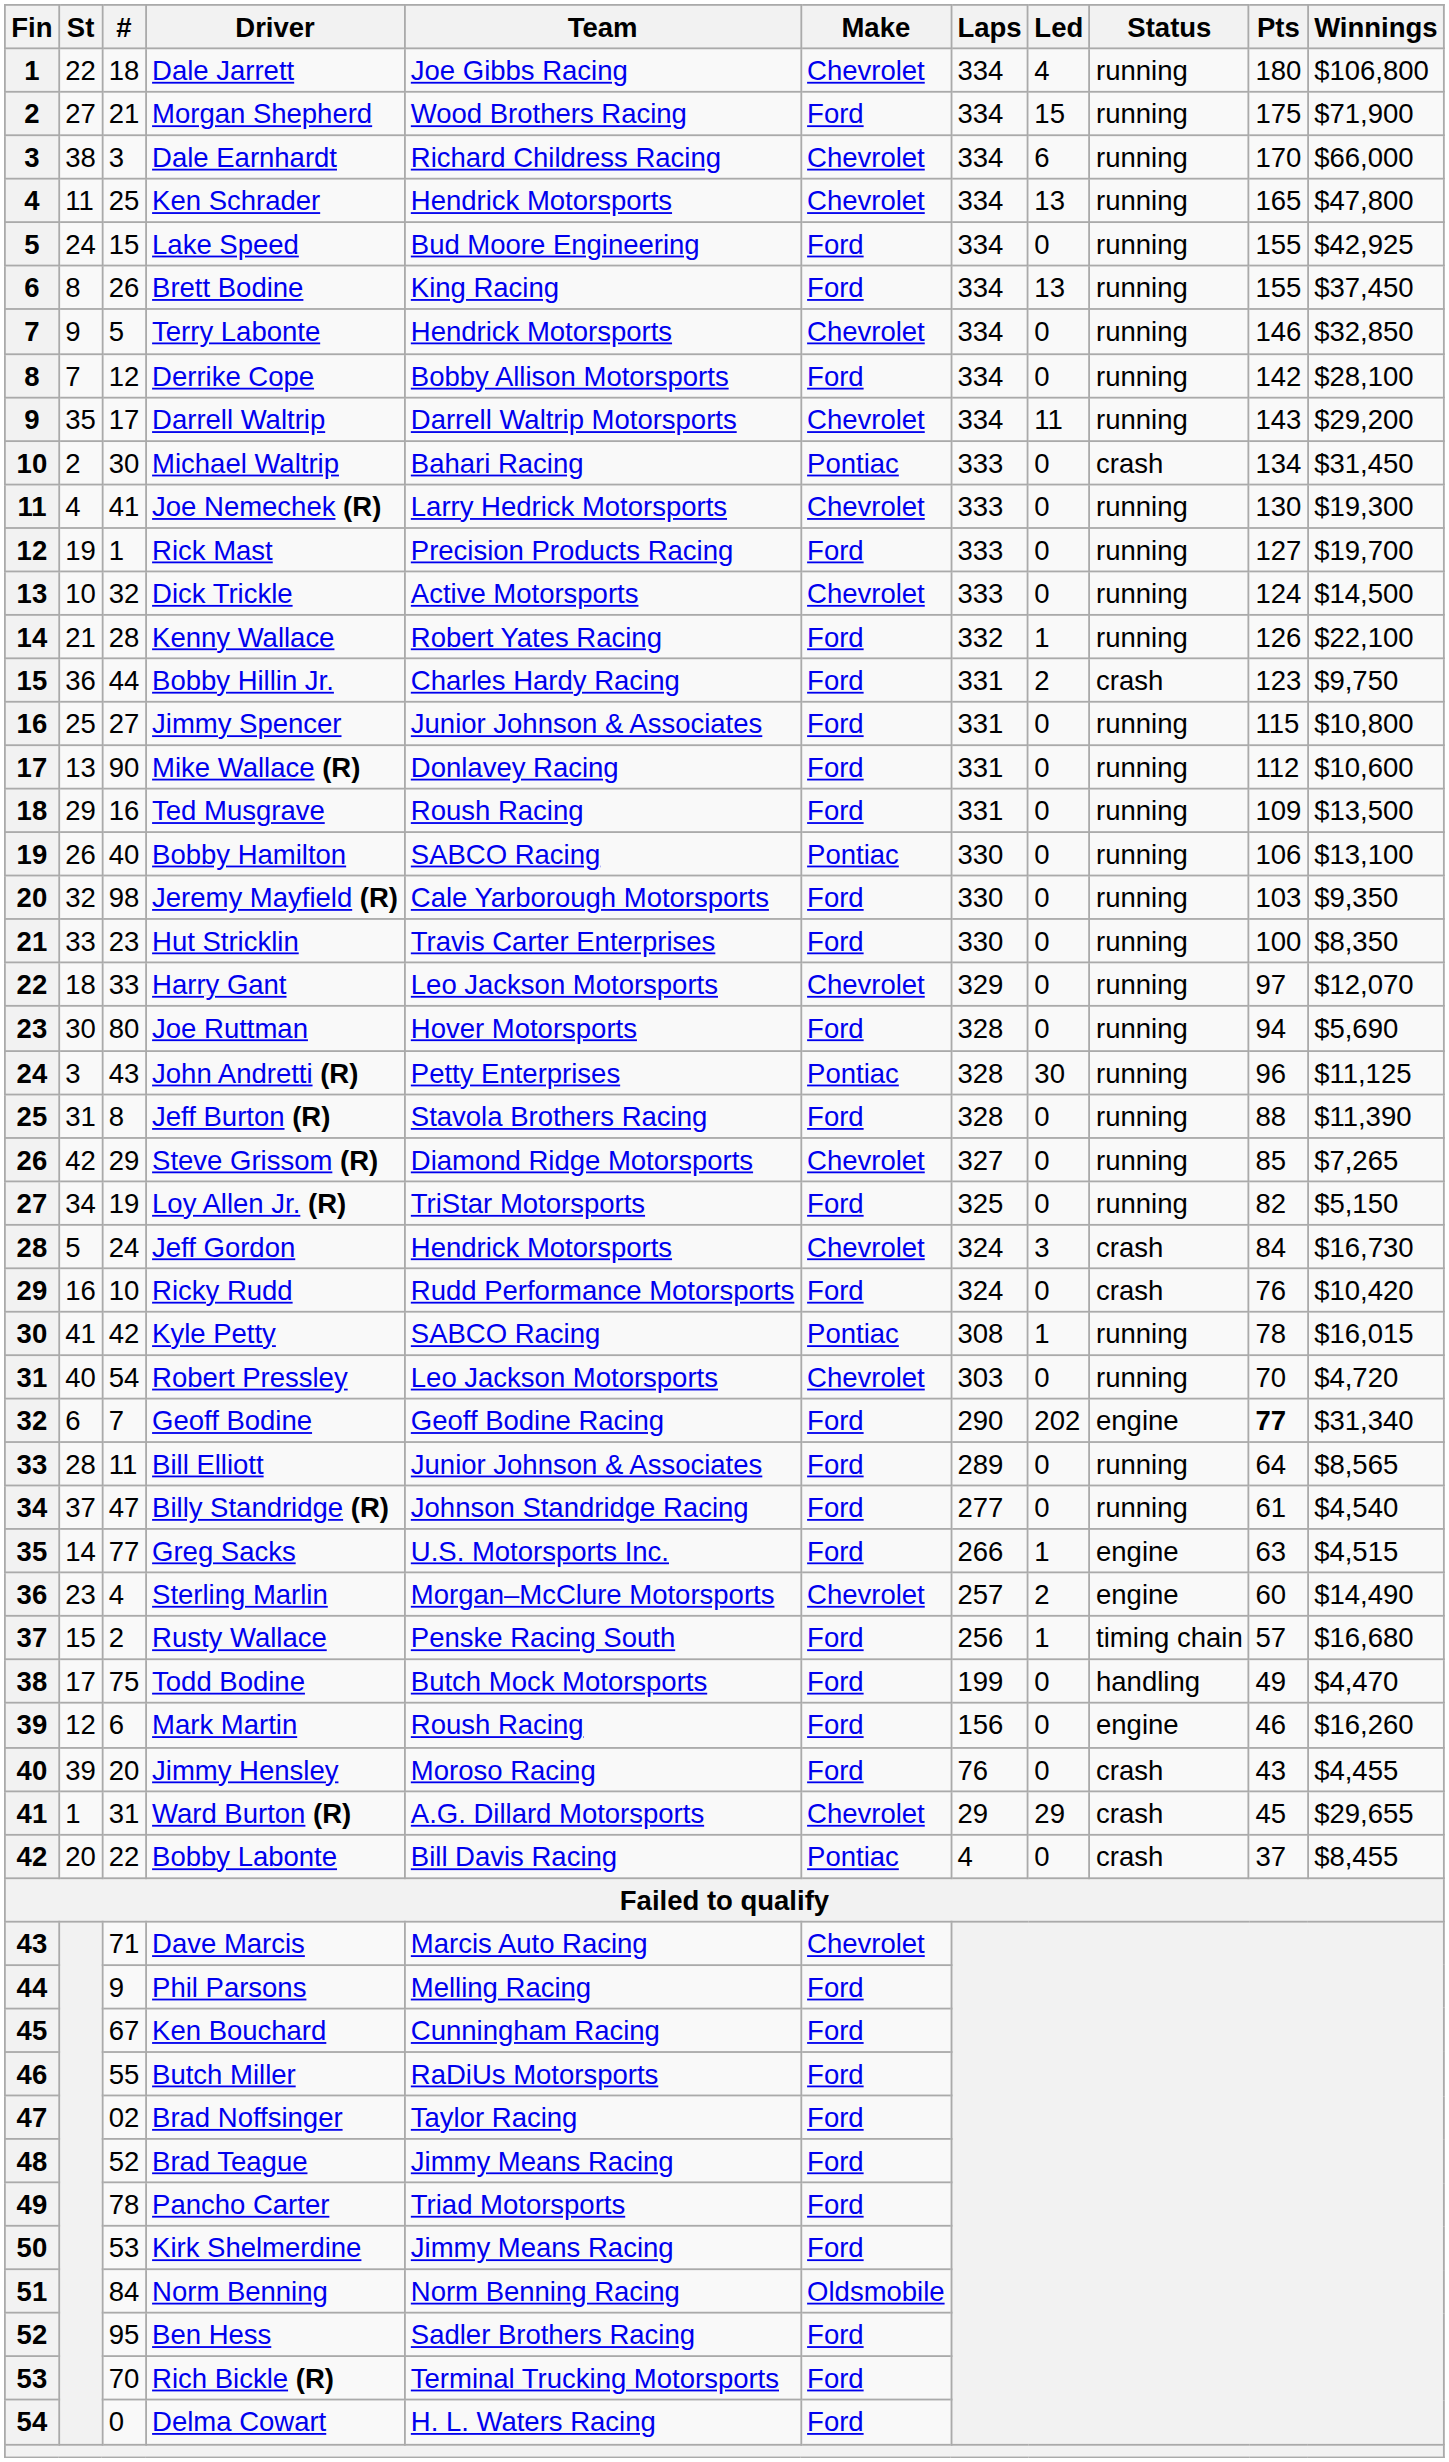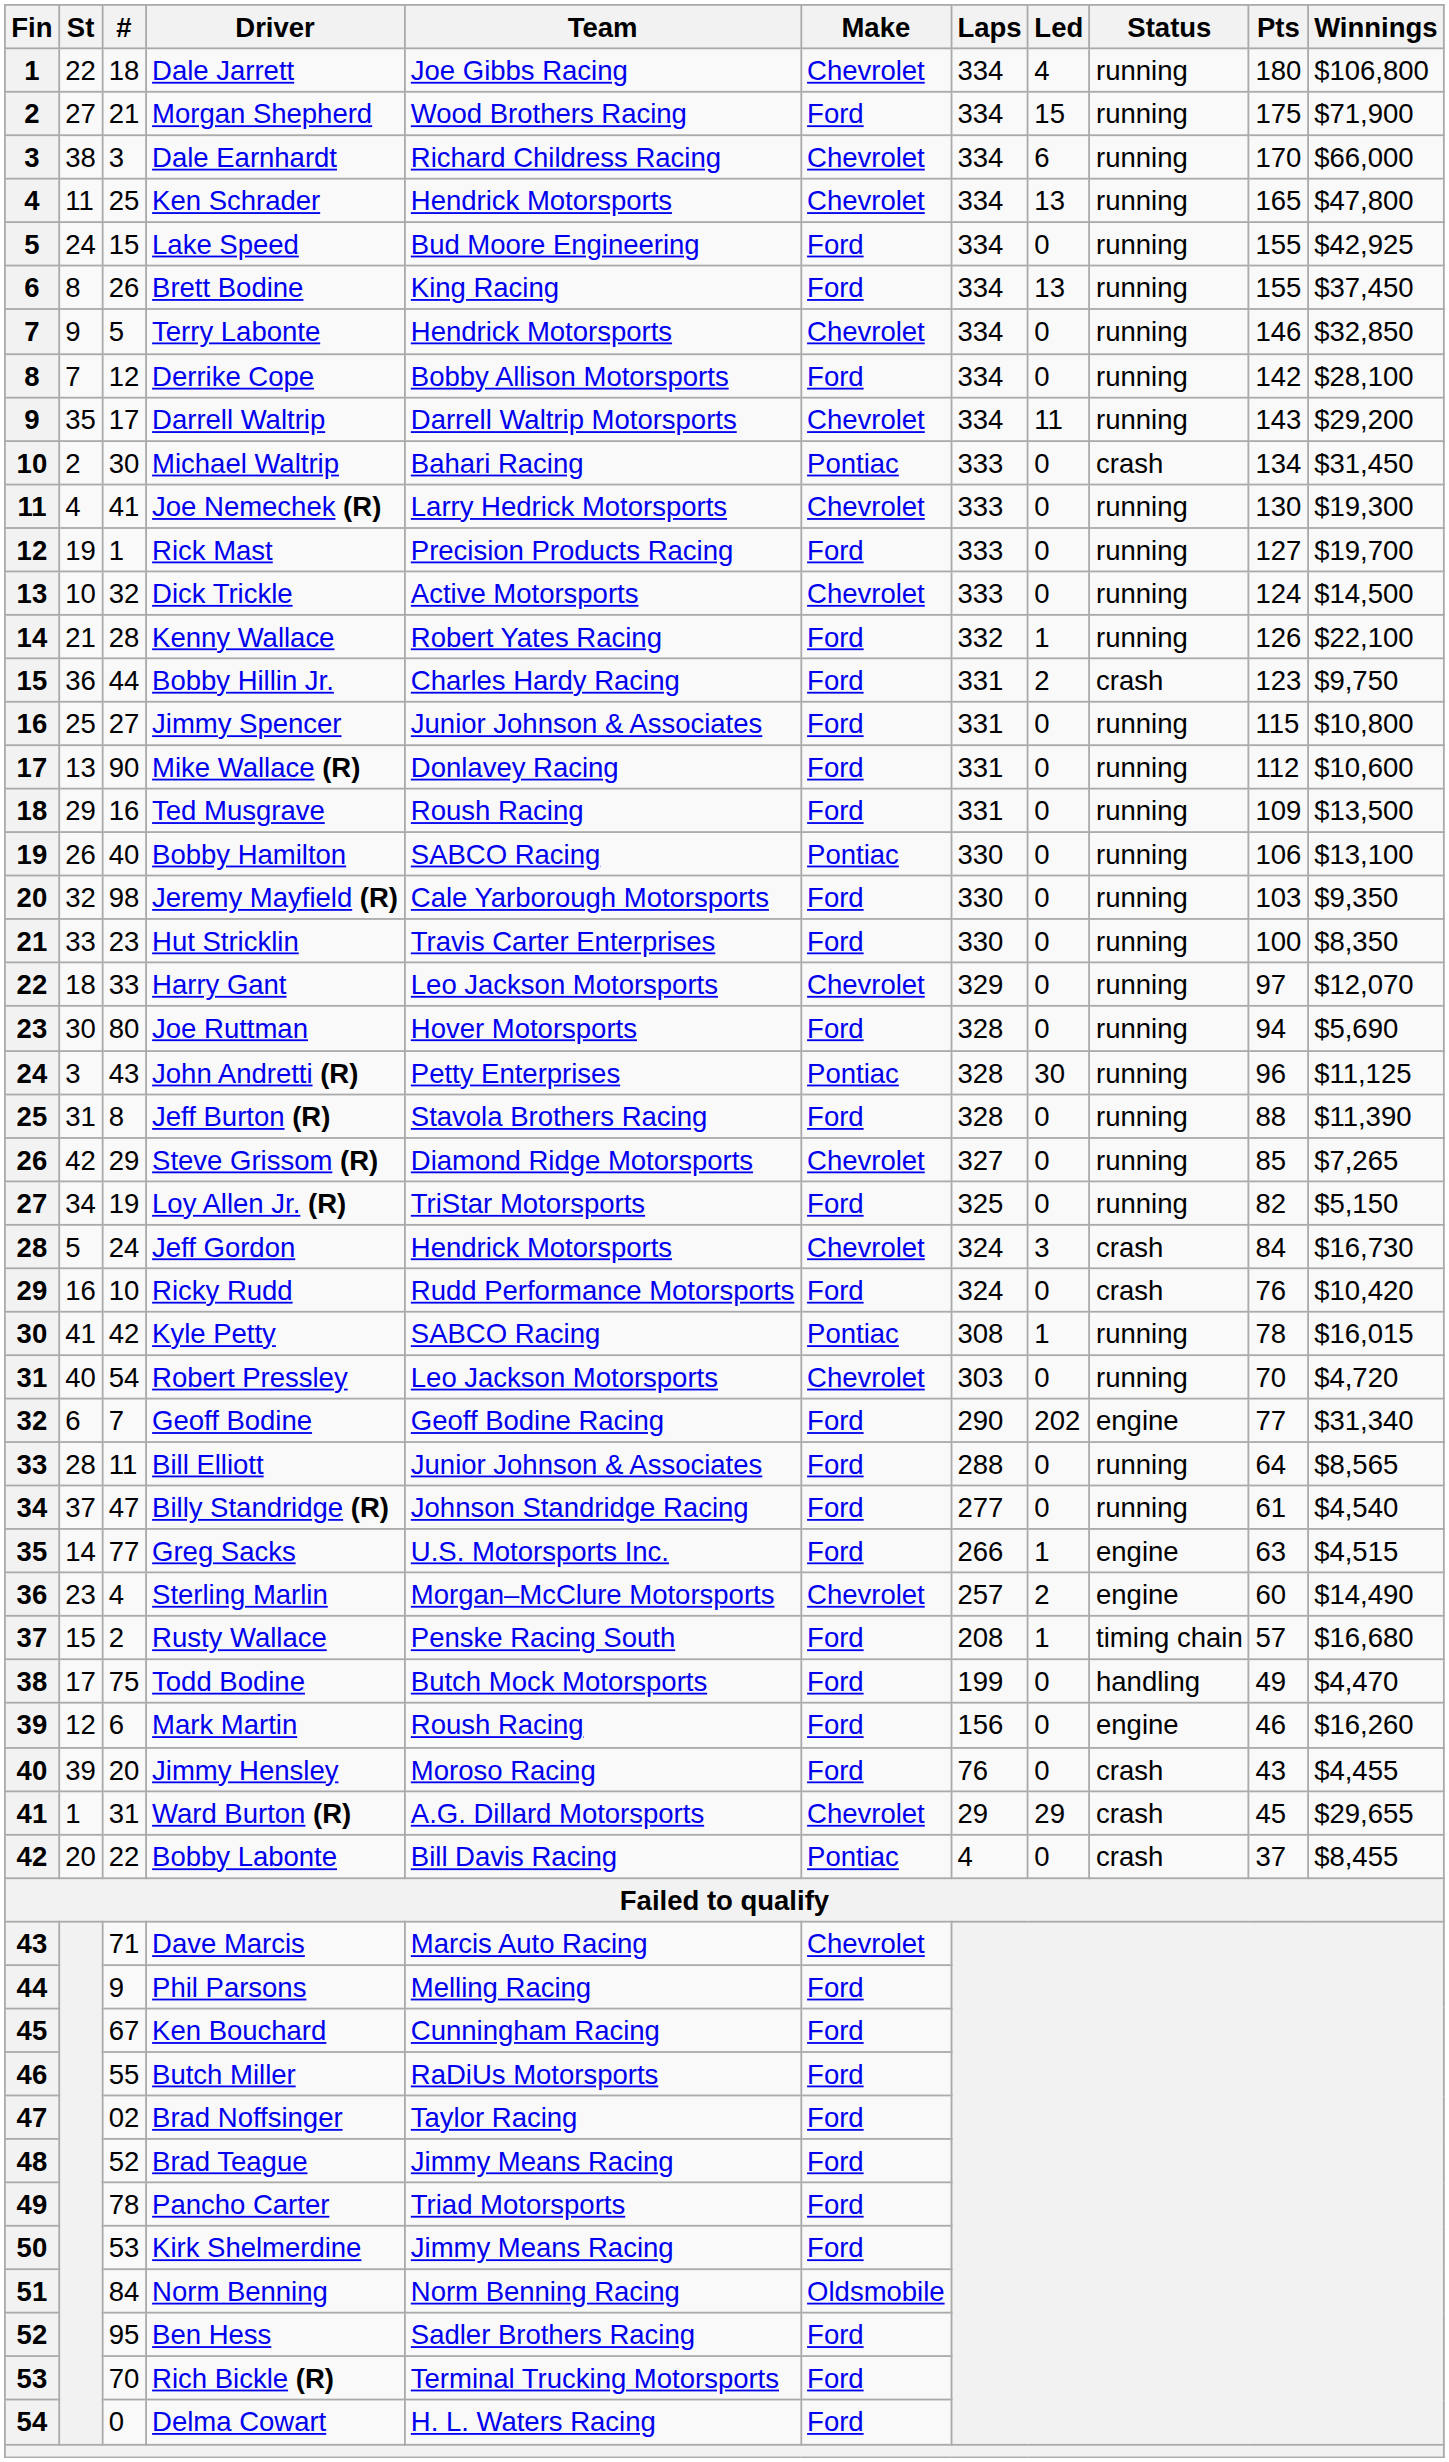(1271, 1421) bold -> (1271, 1421) normal
(980, 1464) 289 -> (980, 1464) 288
(980, 1638) 256 -> (980, 1638) 208
